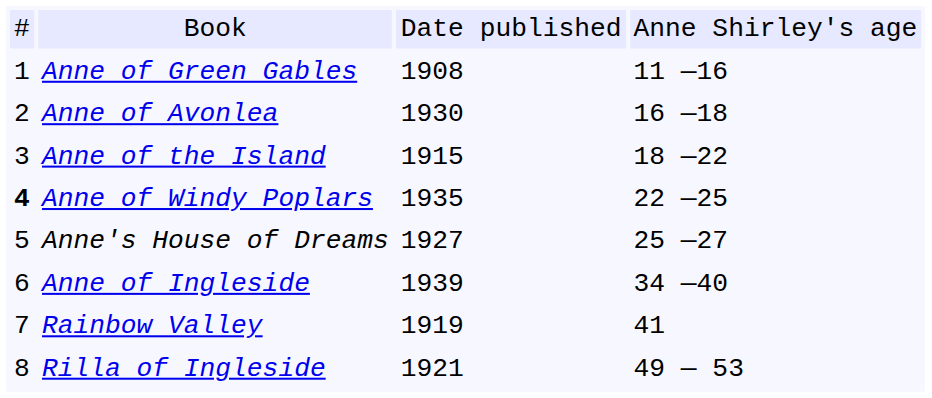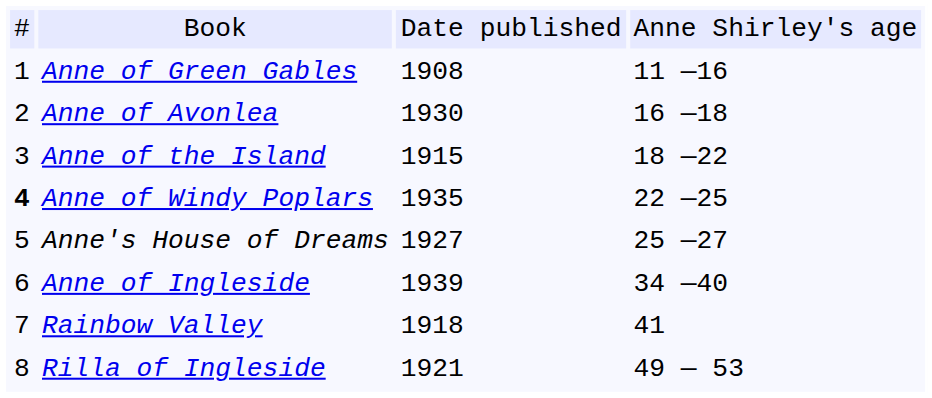(432, 326) 1919 -> (432, 326) 1918
